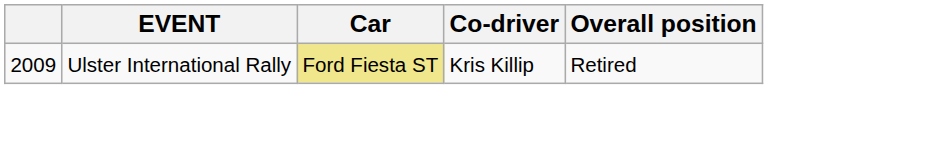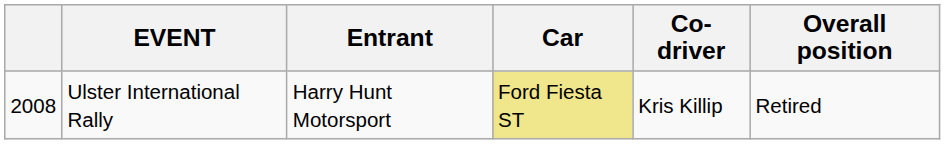+ column: (390, 37)
(33, 64) 2009 -> (33, 106) 2008
